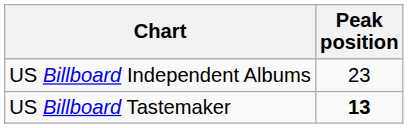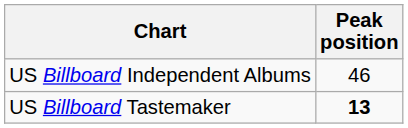(359, 75) 23 -> (359, 75) 46
